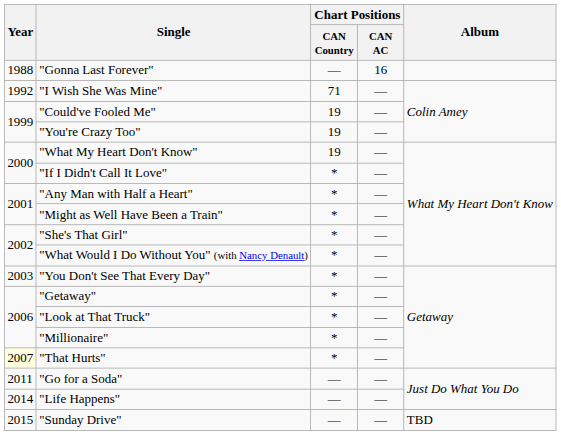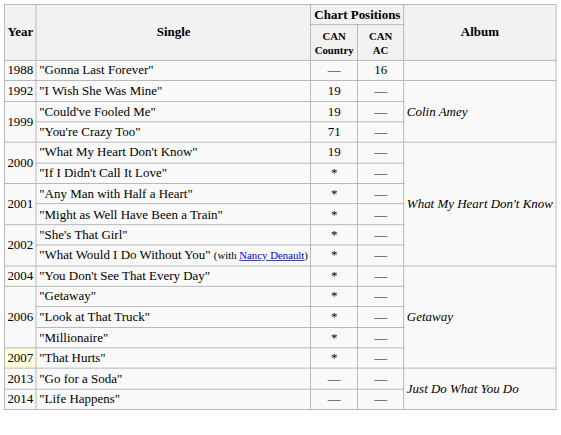(334, 91) 71 -> (334, 91) 19
(334, 132) 19 -> (334, 132) 71
(20, 276) 2003 -> (20, 276) 2004
(20, 378) 2011 -> (20, 378) 2013
- row: (80, 419)
